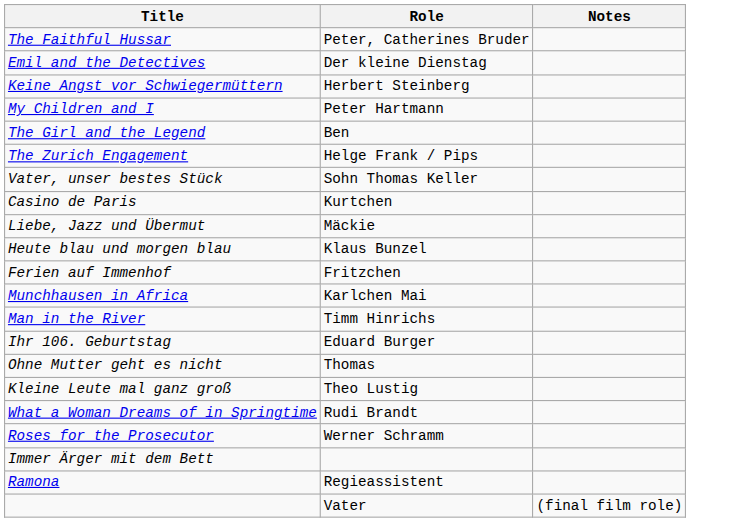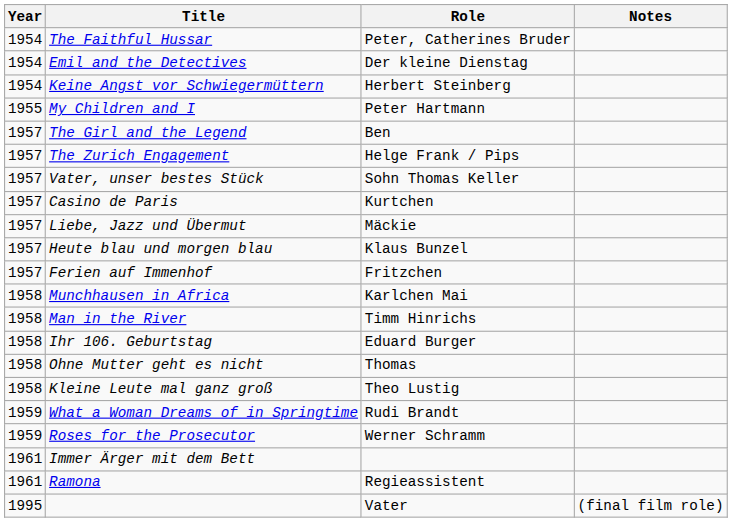+ column: (25, 16)
